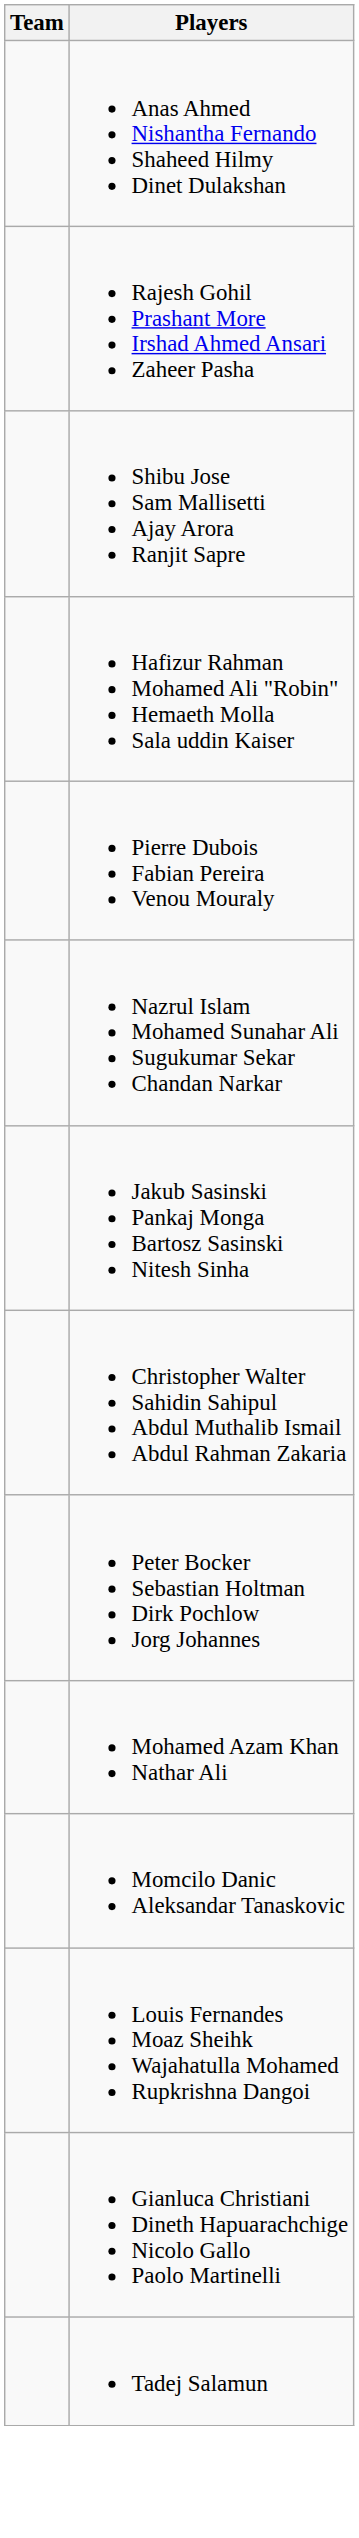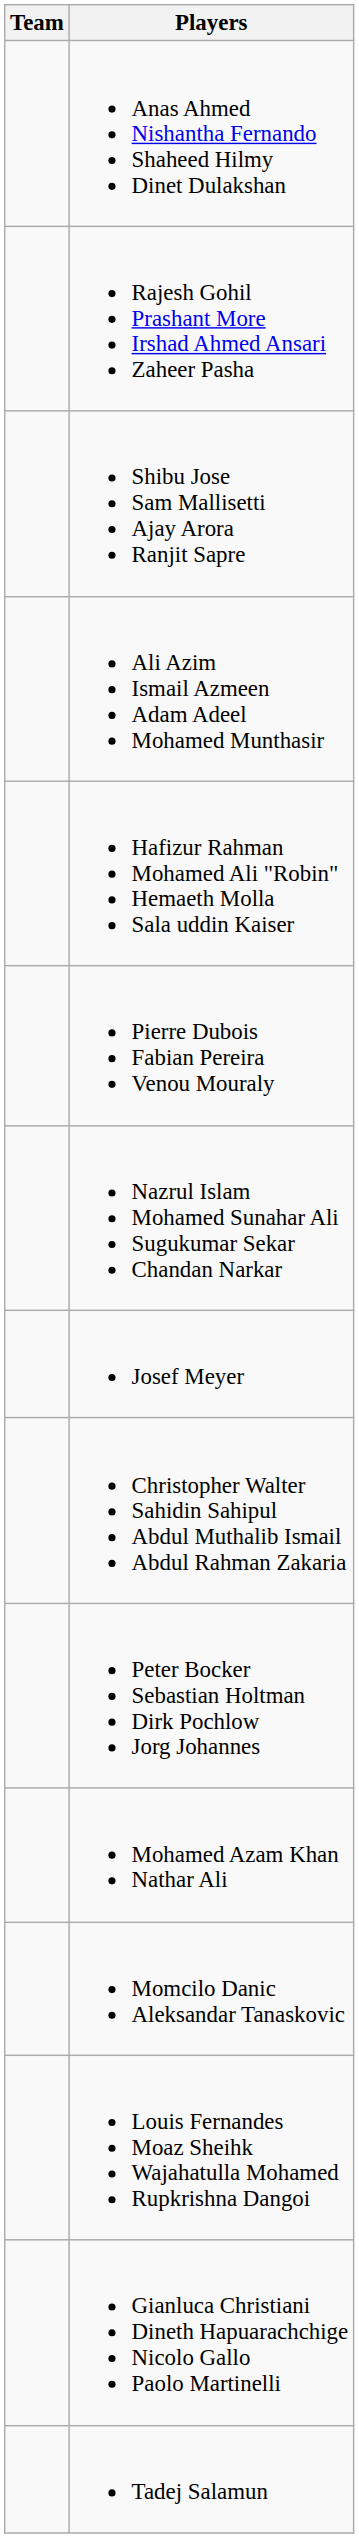+ row: (211, 701)
- row: (211, 1231)
+ row: (211, 1377)
